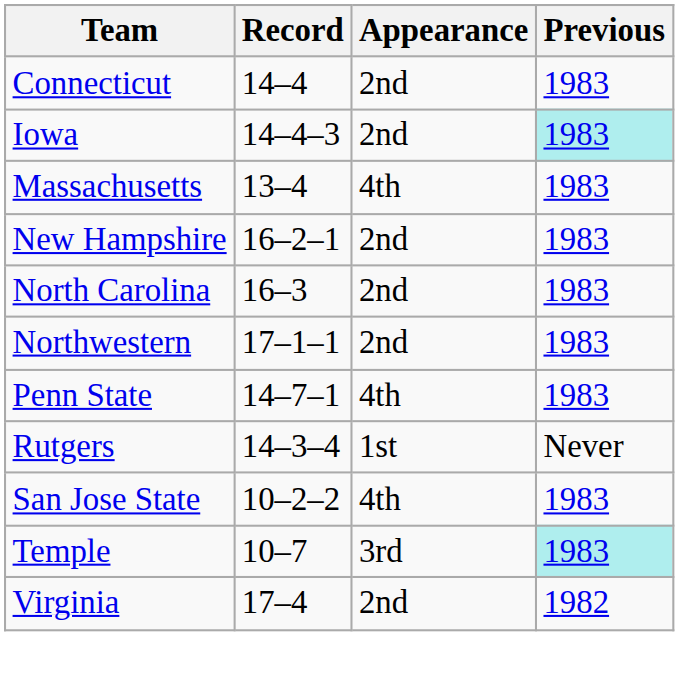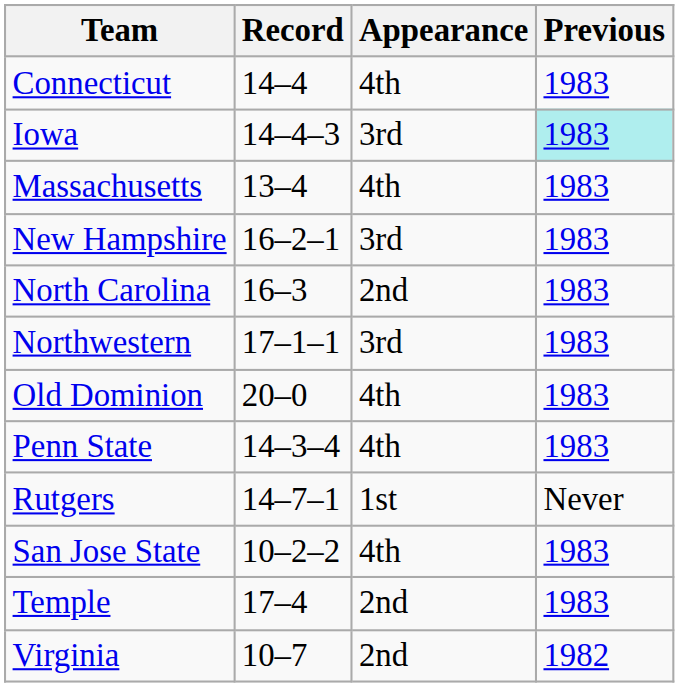(384, 82) 2nd -> (380, 82) 4th
(384, 134) 2nd -> (381, 134) 3rd
(384, 238) 2nd -> (381, 238) 3rd
(384, 342) 2nd -> (381, 342) 3rd
+ row: (108, 394)
(291, 394) 14–7–1 -> (291, 446) 14–3–4
(291, 446) 14–3–4 -> (291, 498) 14–7–1
(275, 550) 10–7 -> (275, 602) 17–4
(381, 550) 3rd -> (384, 602) 2nd
(576, 550) paleturquoise background -> (576, 602) no background
(275, 602) 17–4 -> (275, 654) 10–7
